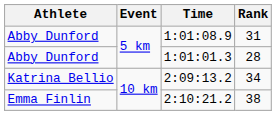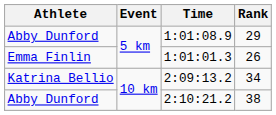(253, 36) 31 -> (253, 36) 29
(53, 57) Abby Dunford -> (49, 57) Emma Finlin
(253, 57) 28 -> (253, 57) 26
(49, 100) Emma Finlin -> (53, 100) Abby Dunford
